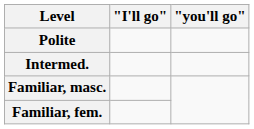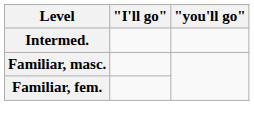- row: (57, 40)
